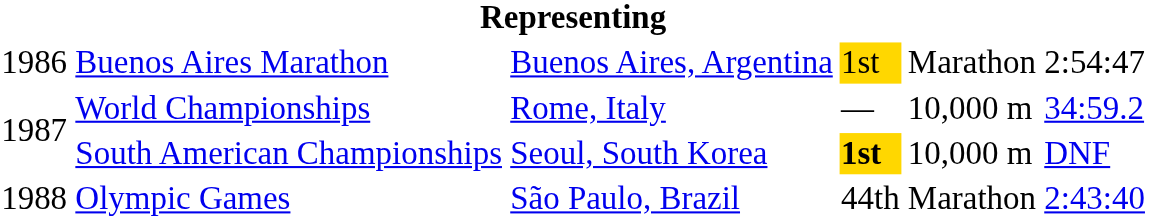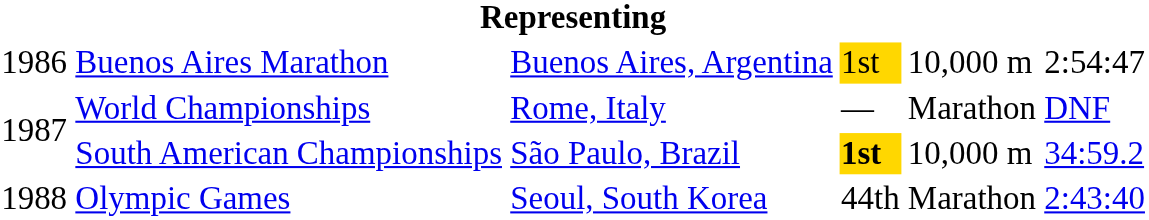(972, 62) Marathon -> (970, 62) 10,000 m
(970, 107) 10,000 m -> (972, 107) Marathon
(1094, 107) 34:59.2 -> (1077, 107) DNF
(639, 153) Seoul, South Korea -> (625, 153) São Paulo, Brazil
(1077, 153) DNF -> (1094, 153) 34:59.2
(625, 198) São Paulo, Brazil -> (639, 198) Seoul, South Korea
